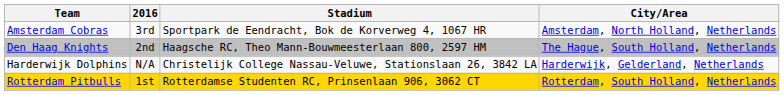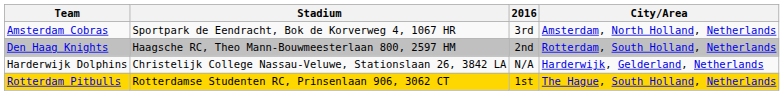columns swapped: (145, 13) <-> (350, 13)
(659, 47) The Hague, South Holland, Netherlands -> (659, 47) Rotterdam, South Holland, Netherlands
(659, 82) Rotterdam, South Holland, Netherlands -> (659, 82) The Hague, South Holland, Netherlands
